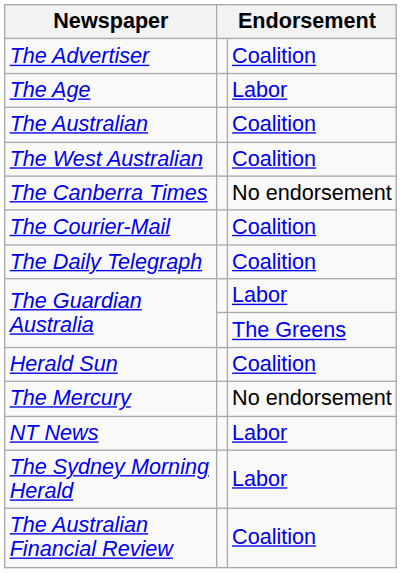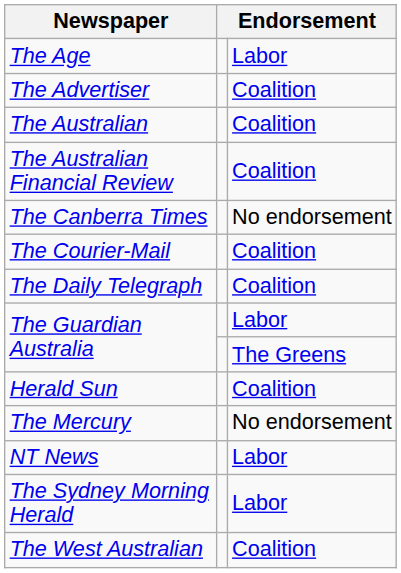rows swapped: (79, 55) <-> (50, 90)
rows swapped: (91, 537) <-> (106, 158)
